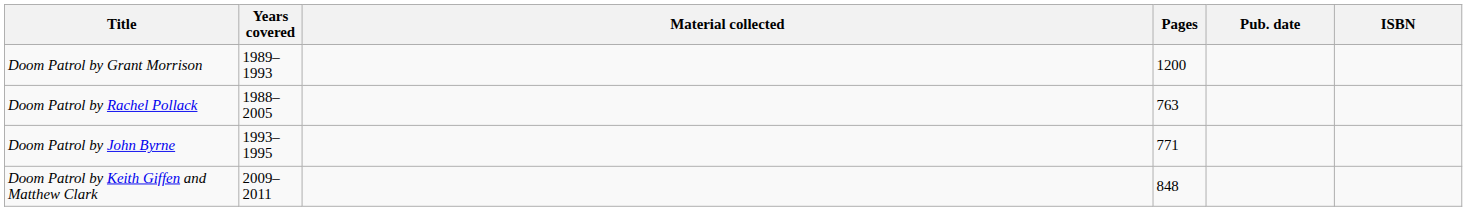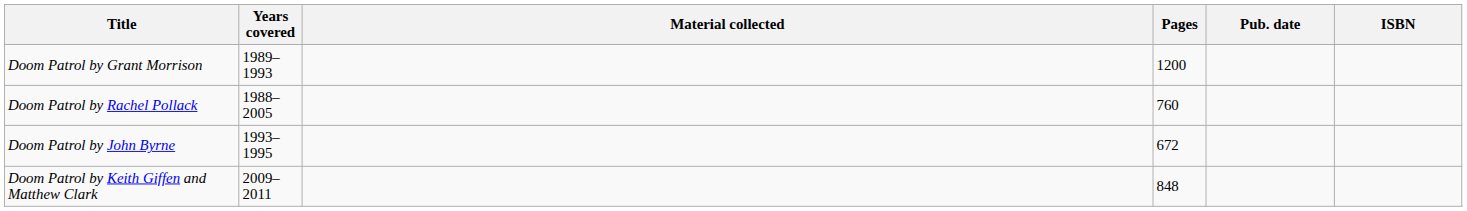(1168, 105) 763 -> (1168, 105) 760
(1168, 145) 771 -> (1168, 145) 672
